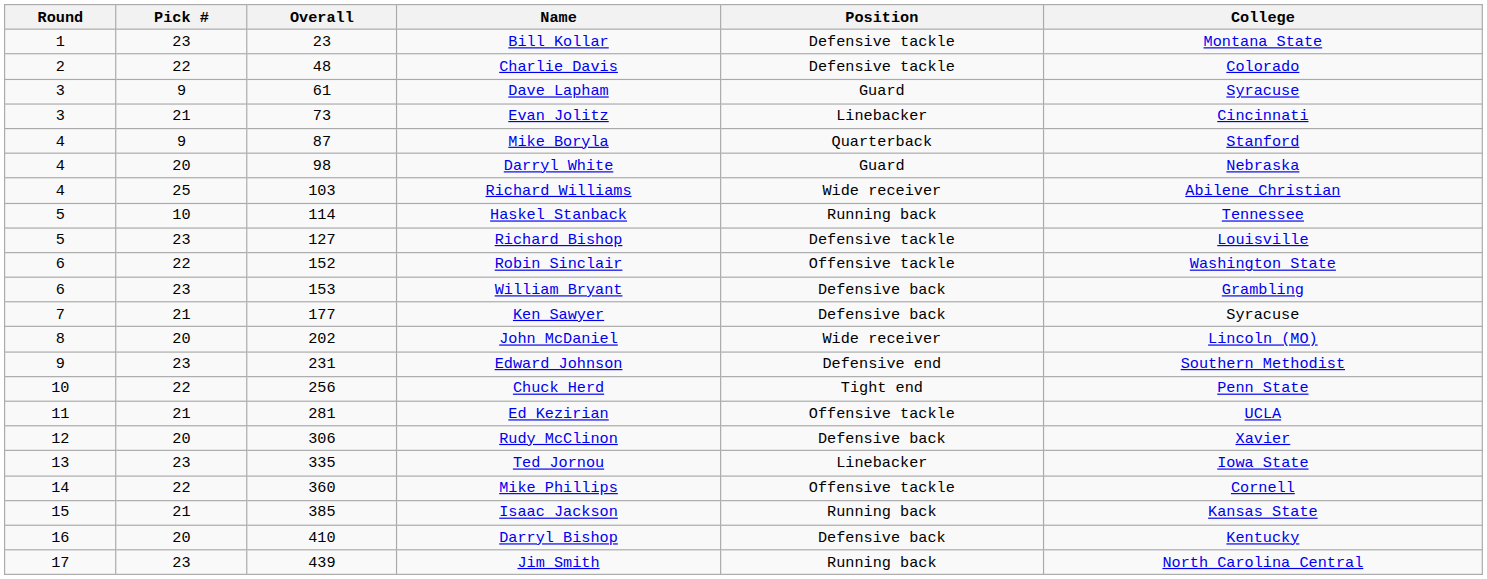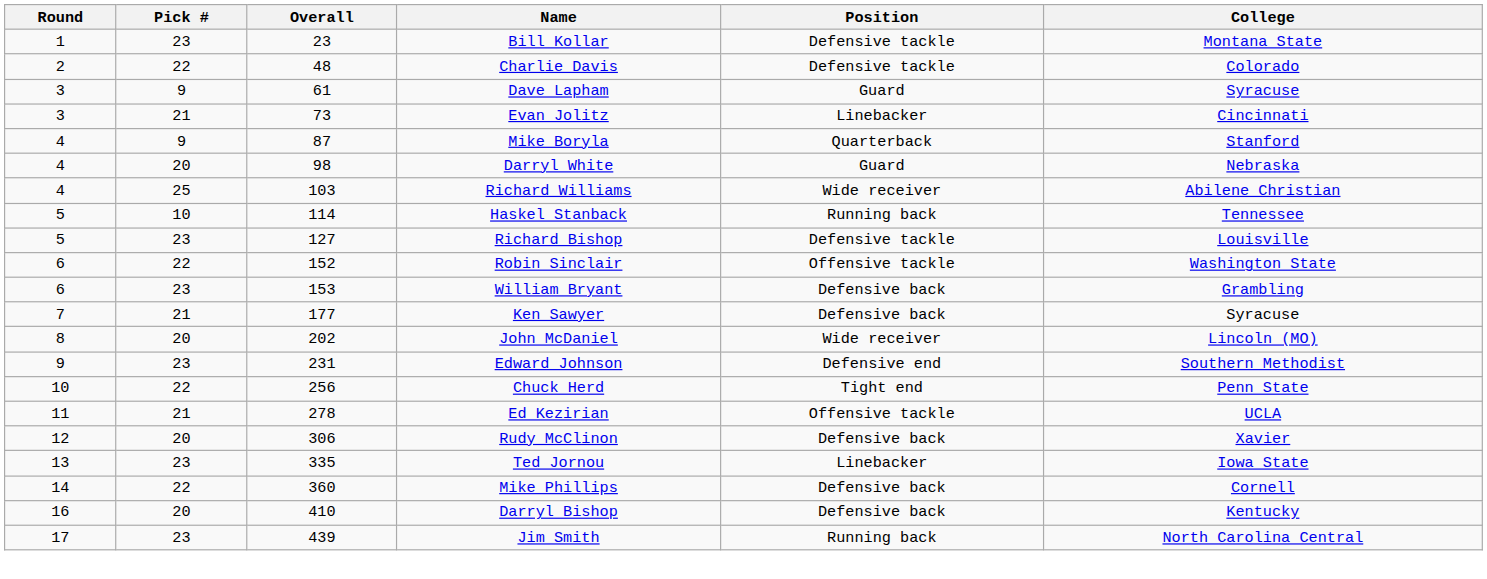(322, 414) 281 -> (322, 414) 278
(882, 488) Offensive tackle -> (882, 488) Defensive back
- row: (559, 513)
